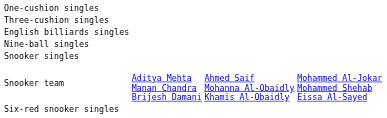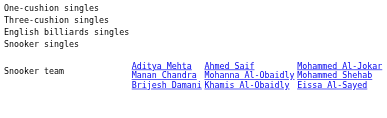- row: (47, 44)
- row: (62, 109)
